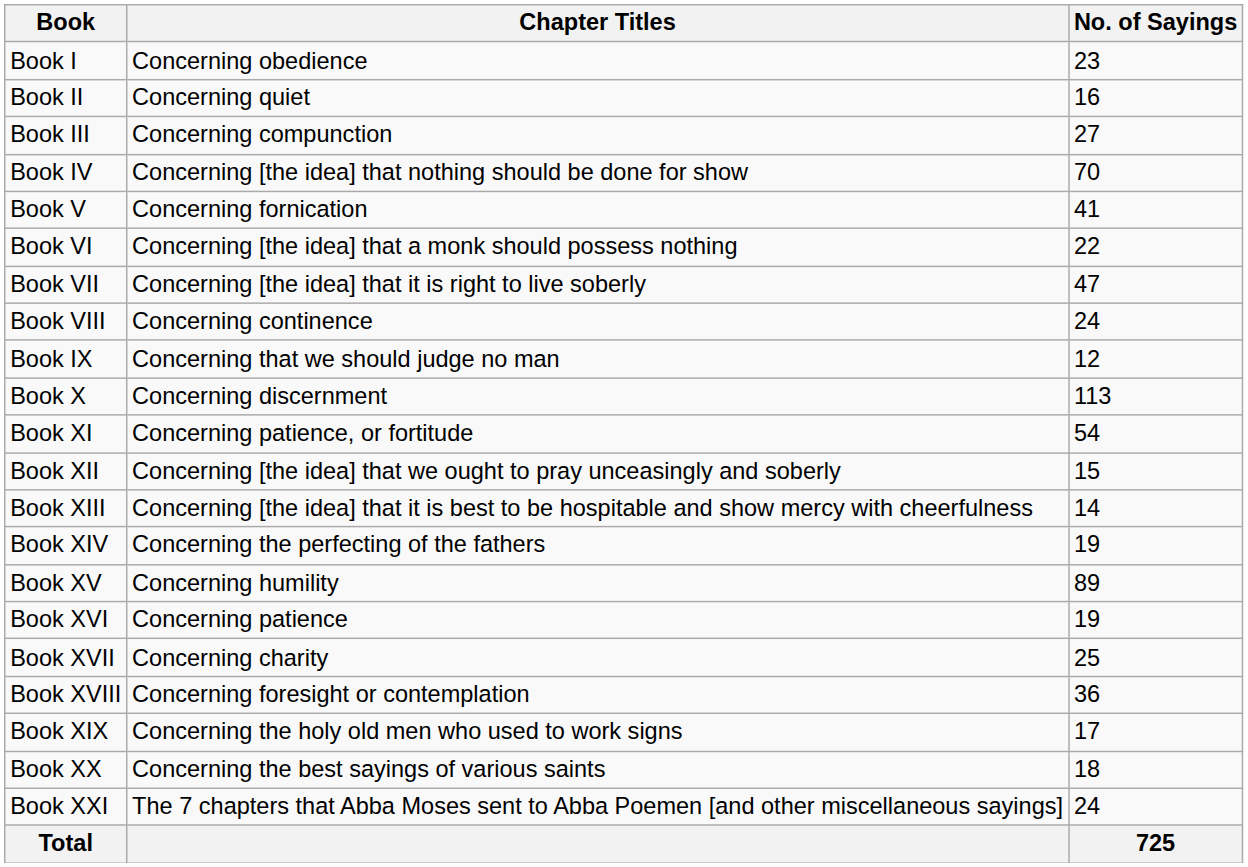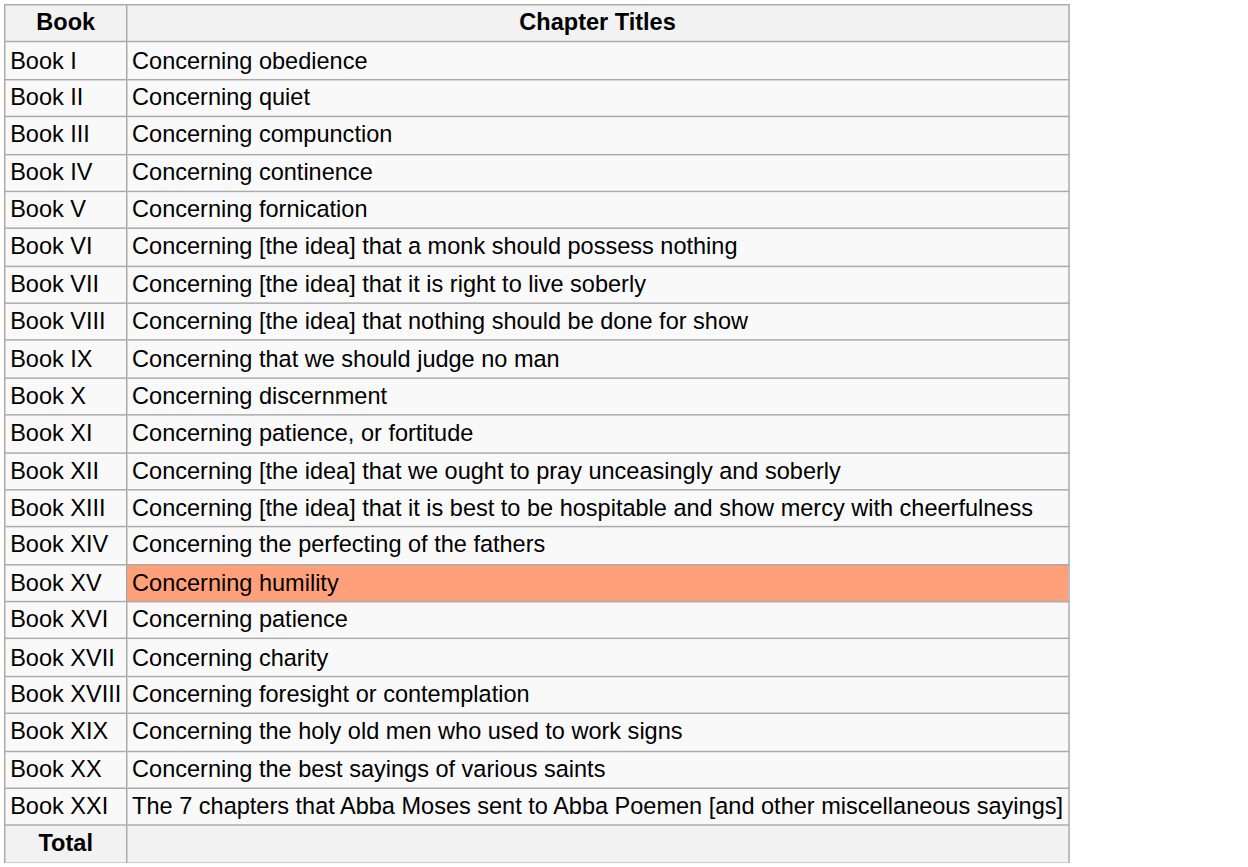- column: (1156, 23)
(440, 172) Concerning [the idea] that nothing should be done for show -> (252, 172) Concerning continence
(252, 321) Concerning continence -> (440, 321) Concerning [the idea] that nothing should be done for show
(235, 582) no background -> (235, 582) lightsalmon background
